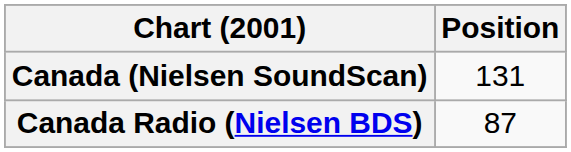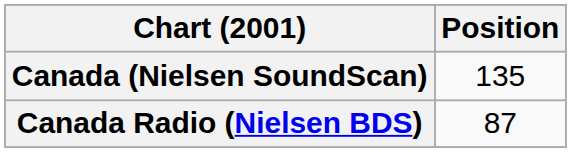(500, 75) 131 -> (500, 75) 135
